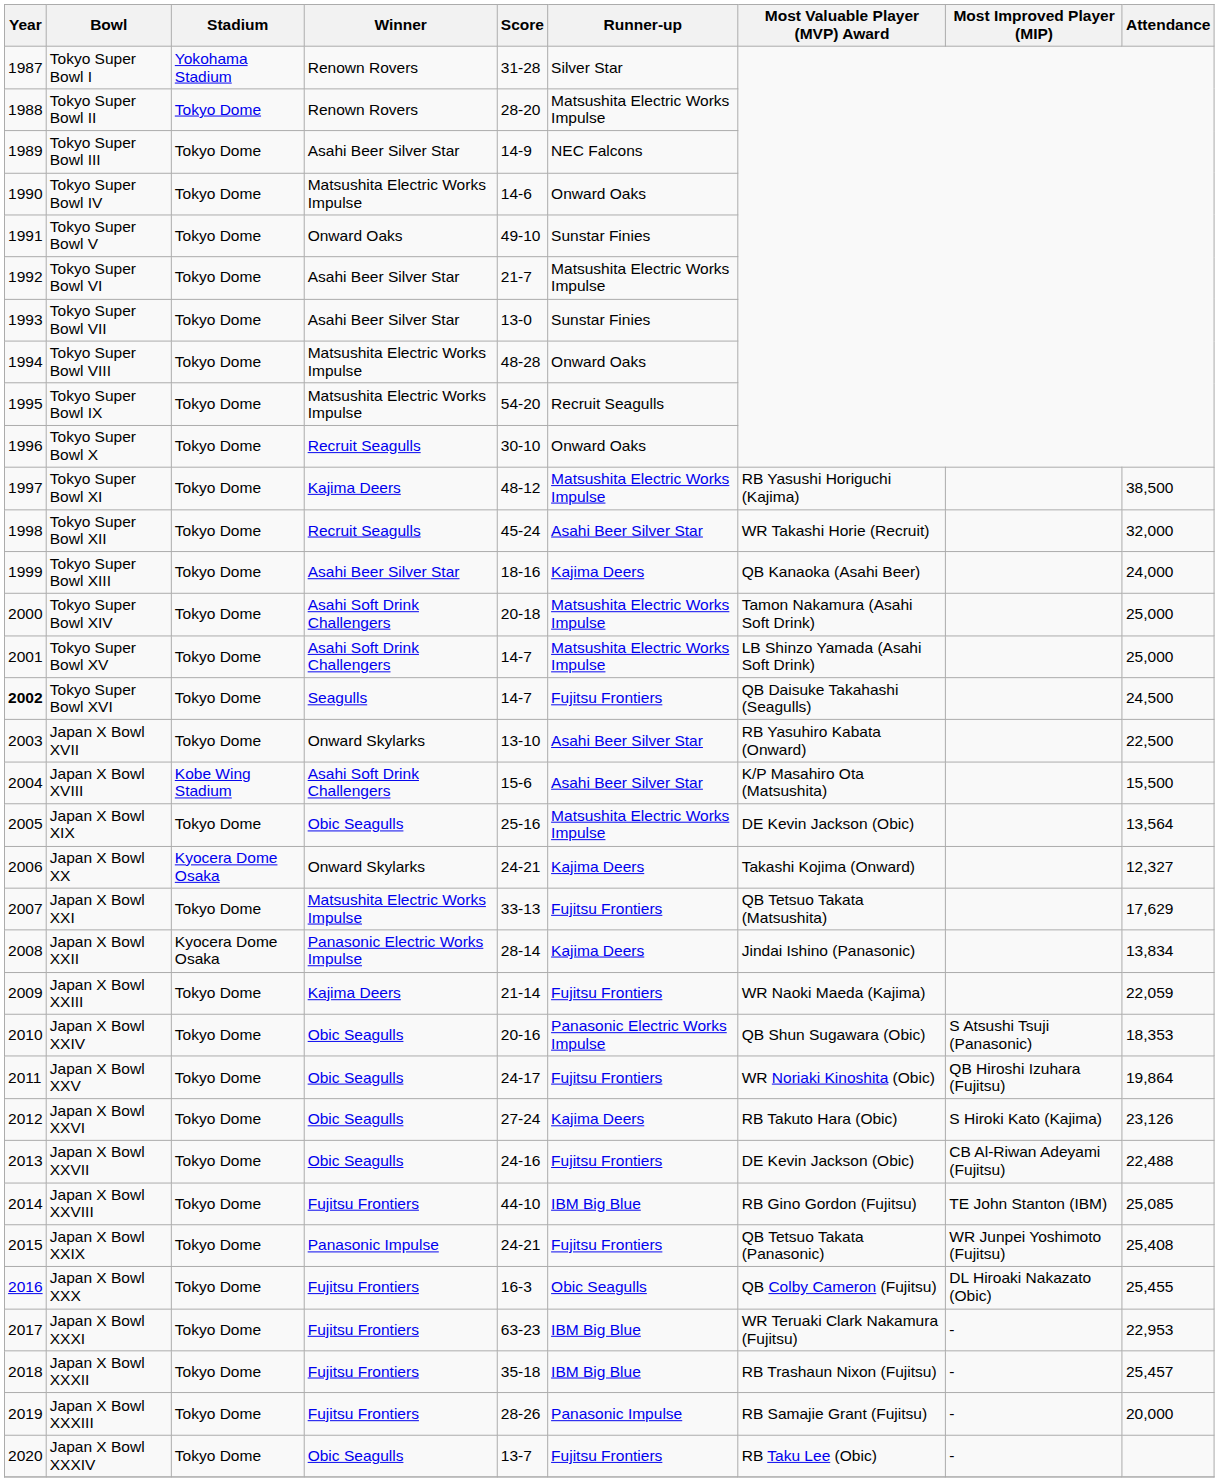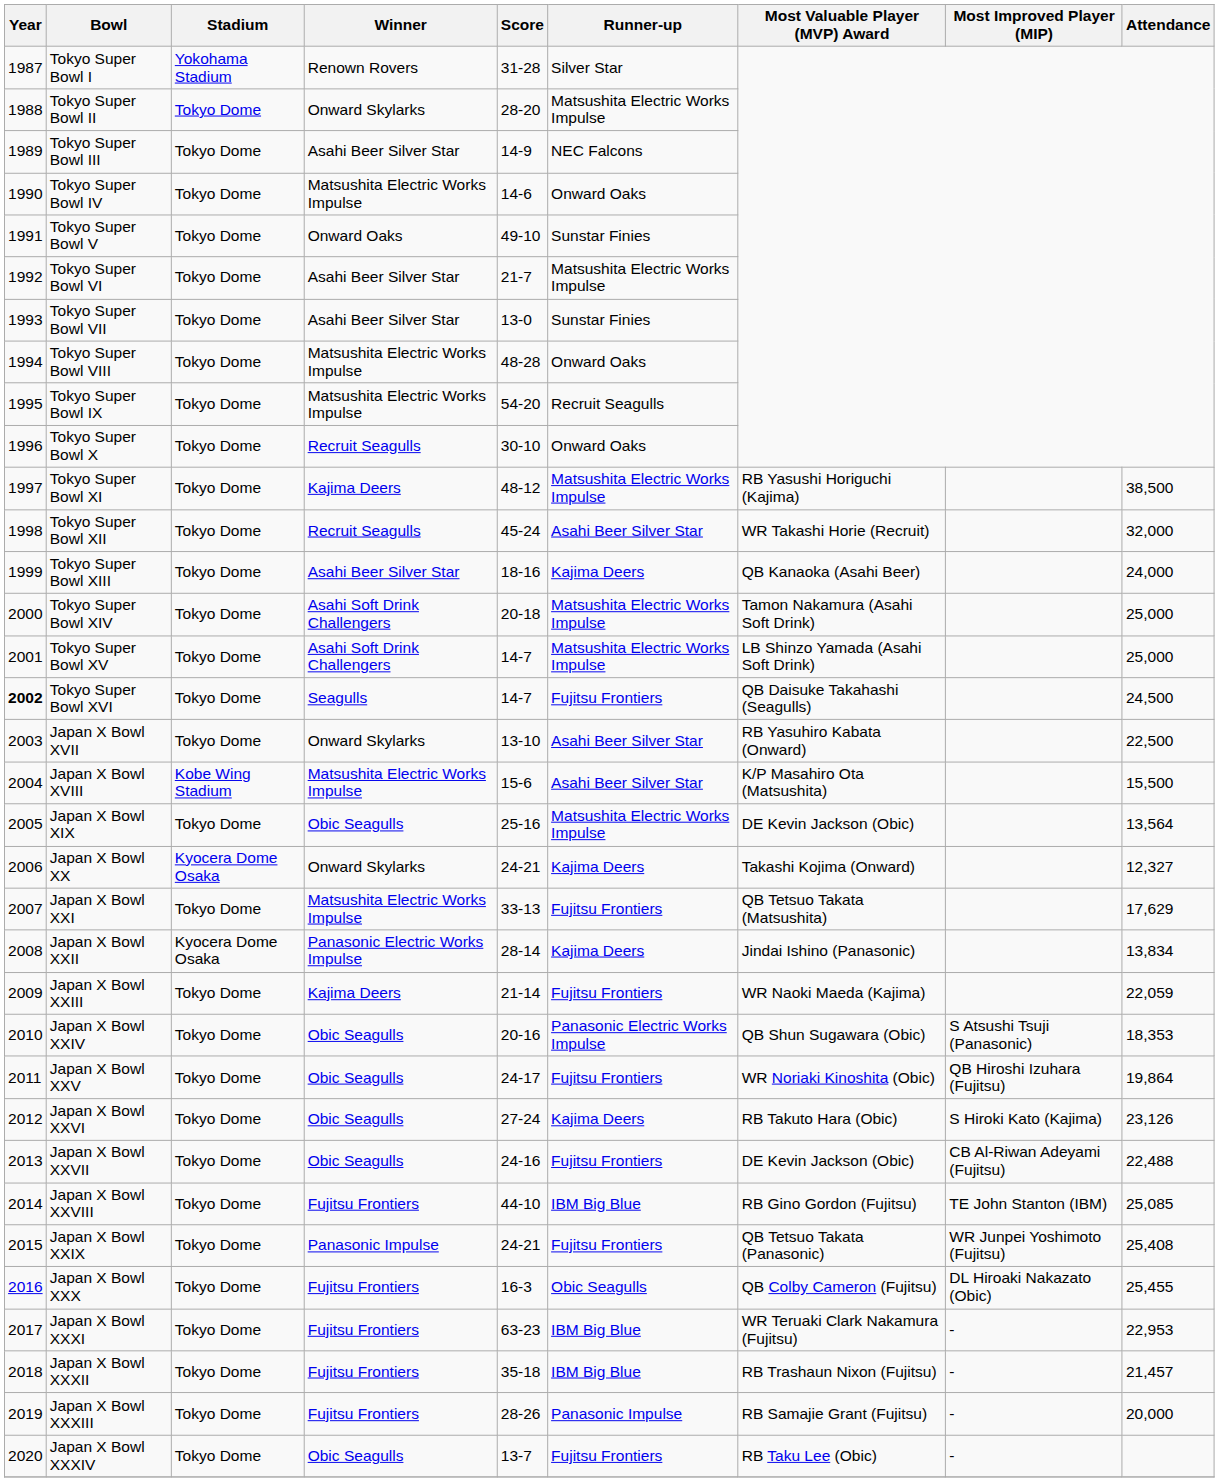(363, 109) Renown Rovers -> (366, 109) Onward Skylarks
(363, 782) Asahi Soft Drink Challengers -> (397, 782) Matsushita Electric Works Impulse
(1150, 1371) 25,457 -> (1150, 1371) 21,457
